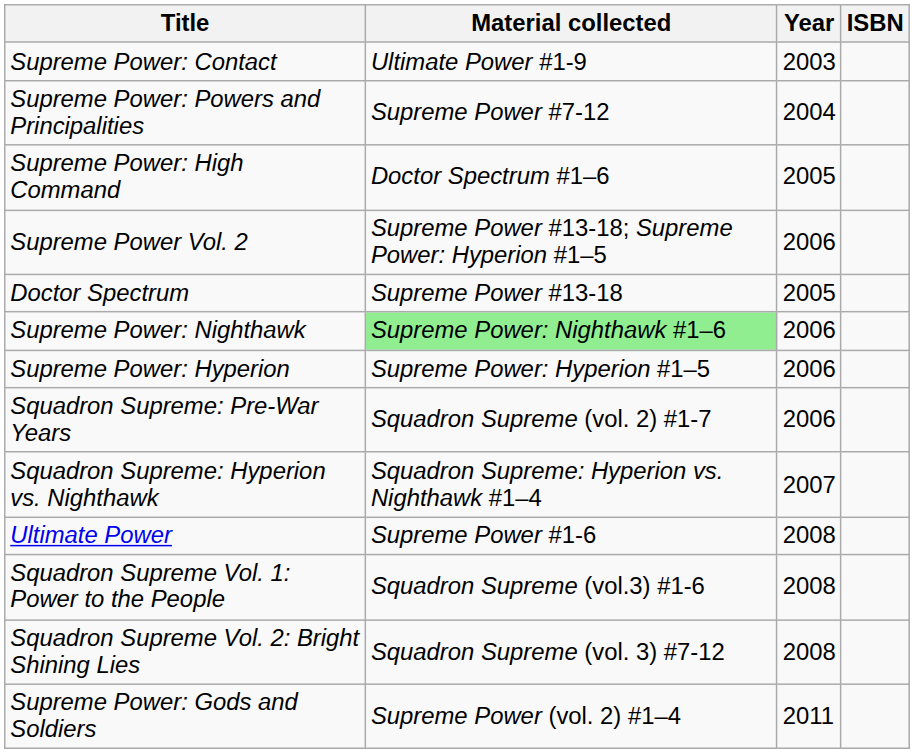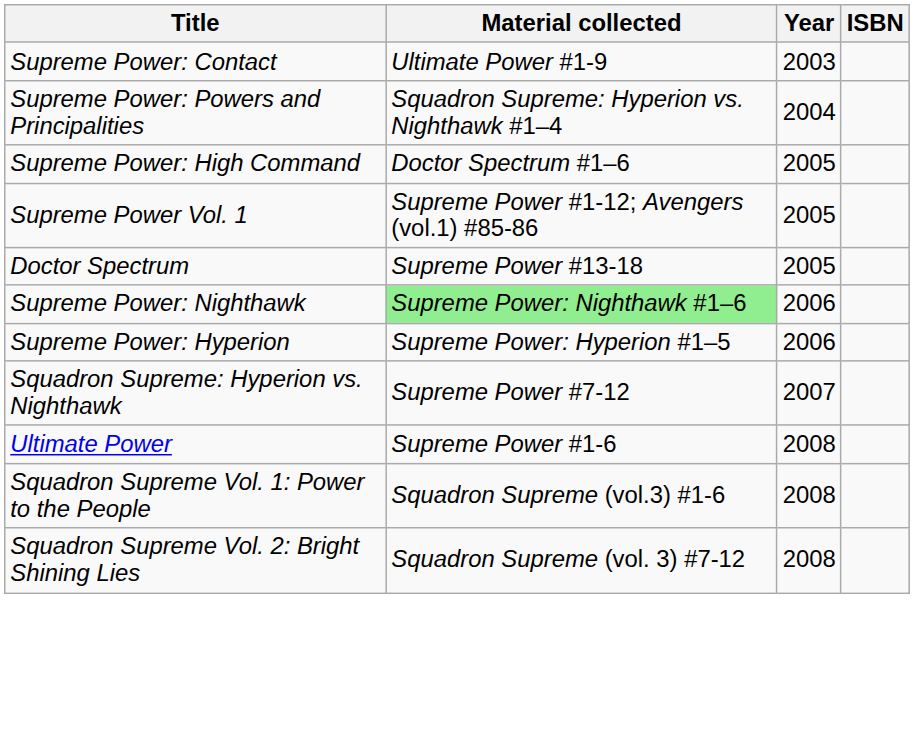(490, 112) Supreme Power #7-12 -> (568, 112) Squadron Supreme: Hyperion vs. Nighthawk #1–4
+ row: (129, 214)
- row: (129, 241)
- row: (164, 419)
(547, 484) Squadron Supreme: Hyperion vs. Nighthawk #1–4 -> (511, 392) Supreme Power #7-12
- row: (154, 716)
